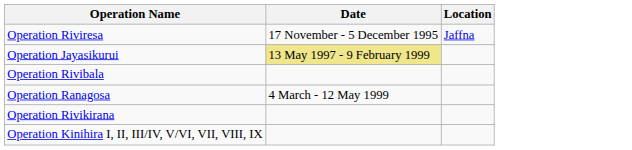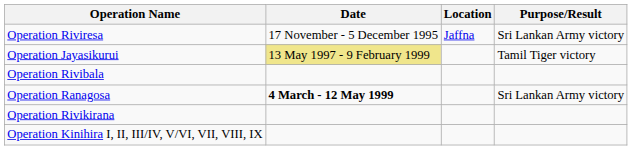+ column: (561, 14)
(329, 94) normal -> (331, 94) bold
